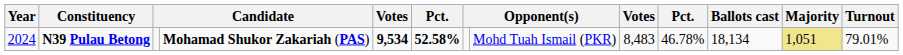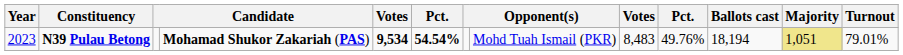(22, 39) 2024 -> (22, 39) 2023
(437, 39) 52.58% -> (437, 39) 54.54%
(683, 39) 46.78% -> (683, 39) 49.76%
(730, 39) 18,134 -> (730, 39) 18,194
